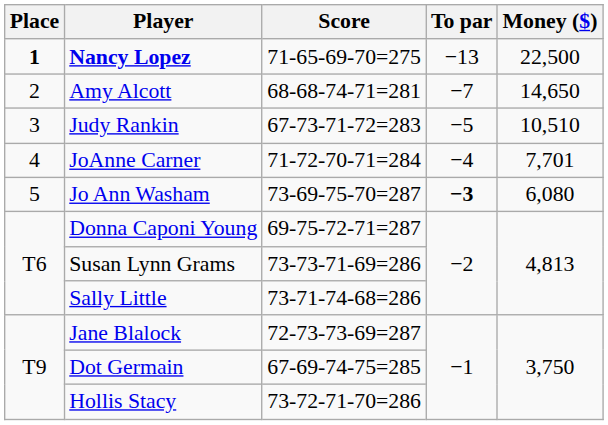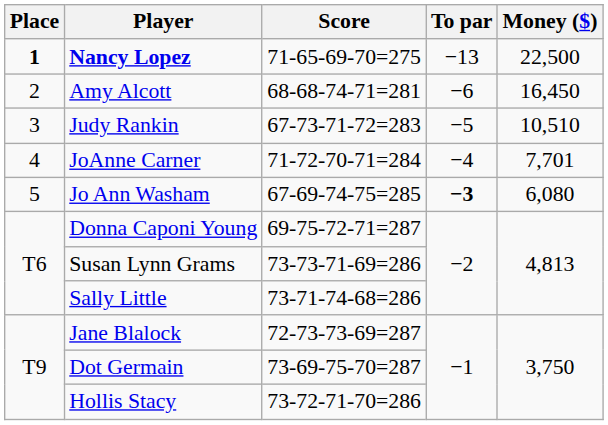(462, 90) −7 -> (462, 90) −6
(550, 90) 14,650 -> (550, 90) 16,450
(344, 194) 73-69-75-70=287 -> (344, 194) 67-69-74-75=285
(344, 366) 67-69-74-75=285 -> (344, 366) 73-69-75-70=287
